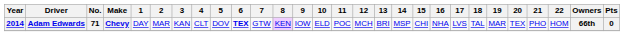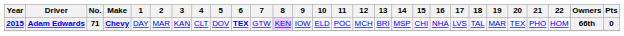(15, 24) 2014 -> (15, 24) 2015
